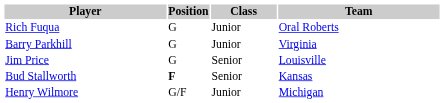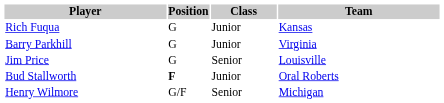(309, 27) Oral Roberts -> (296, 27) Kansas
(227, 76) Senior -> (226, 76) Junior
(296, 76) Kansas -> (309, 76) Oral Roberts
(226, 92) Junior -> (227, 92) Senior
